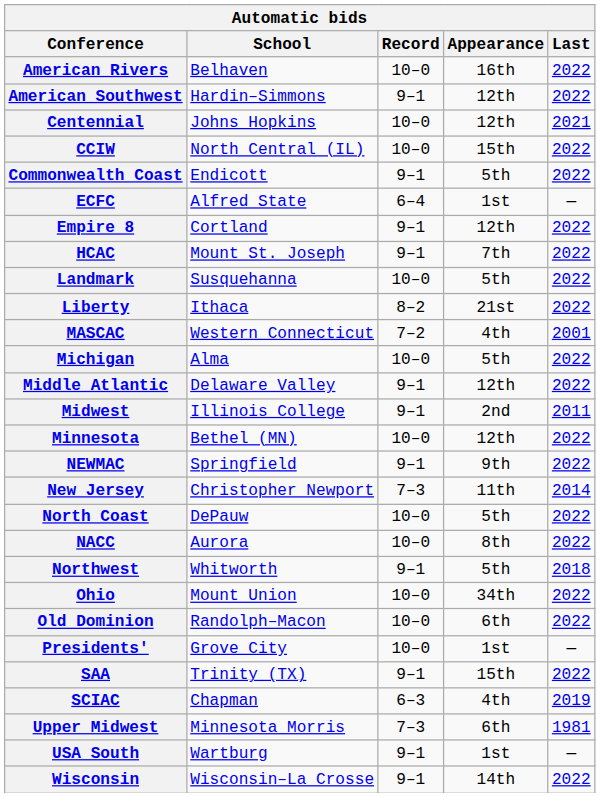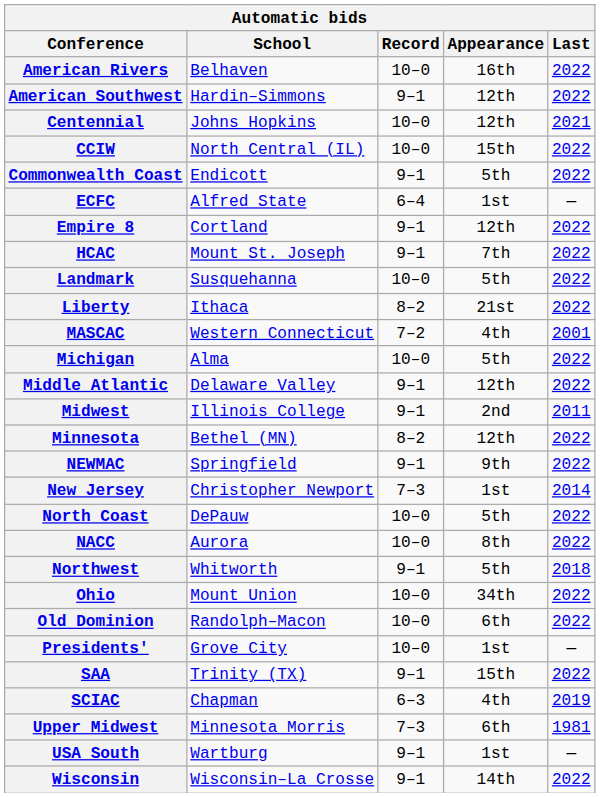(411, 438) 10–0 -> (411, 438) 8–2
(496, 491) 11th -> (496, 491) 1st
